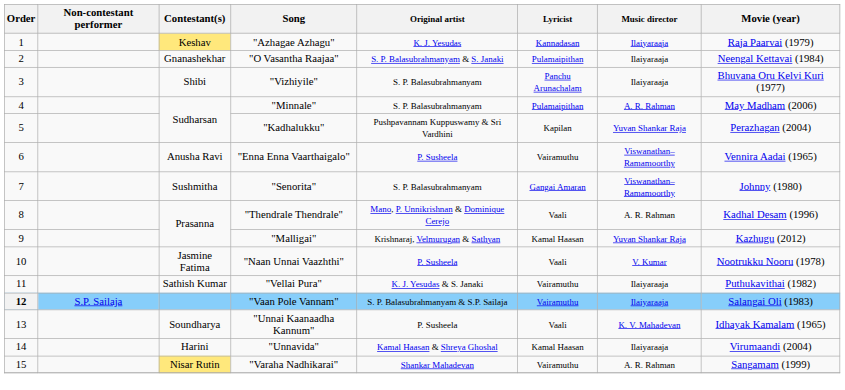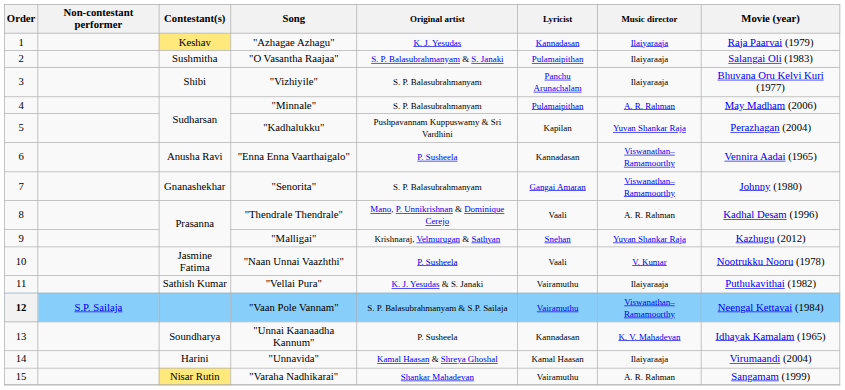(195, 59) Gnanashekhar -> (195, 59) Sushmitha
(771, 59) Neengal Kettavai (1984) -> (771, 59) Salangai Oli (1983)
(558, 157) Vairamuthu -> (558, 157) Kannadasan
(195, 186) Sushmitha -> (195, 186) Gnanashekhar
(558, 239) Kamal Haasan -> (558, 239) Snehan
(649, 302) Ilaiyaraaja -> (649, 308) Viswanathan–Ramamoorthy
(771, 301) Salangai Oli (1983) -> (771, 307) Neengal Kettavai (1984)
(558, 325) Vaali -> (558, 337) Kannadasan
